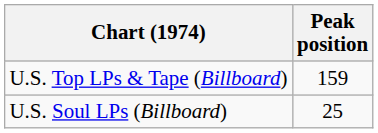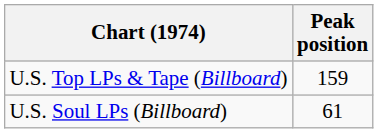(333, 111) 25 -> (333, 111) 61
